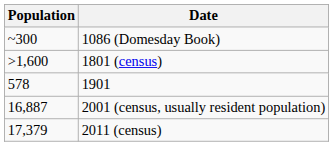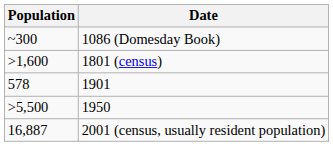+ row: (96, 107)
- row: (122, 130)
